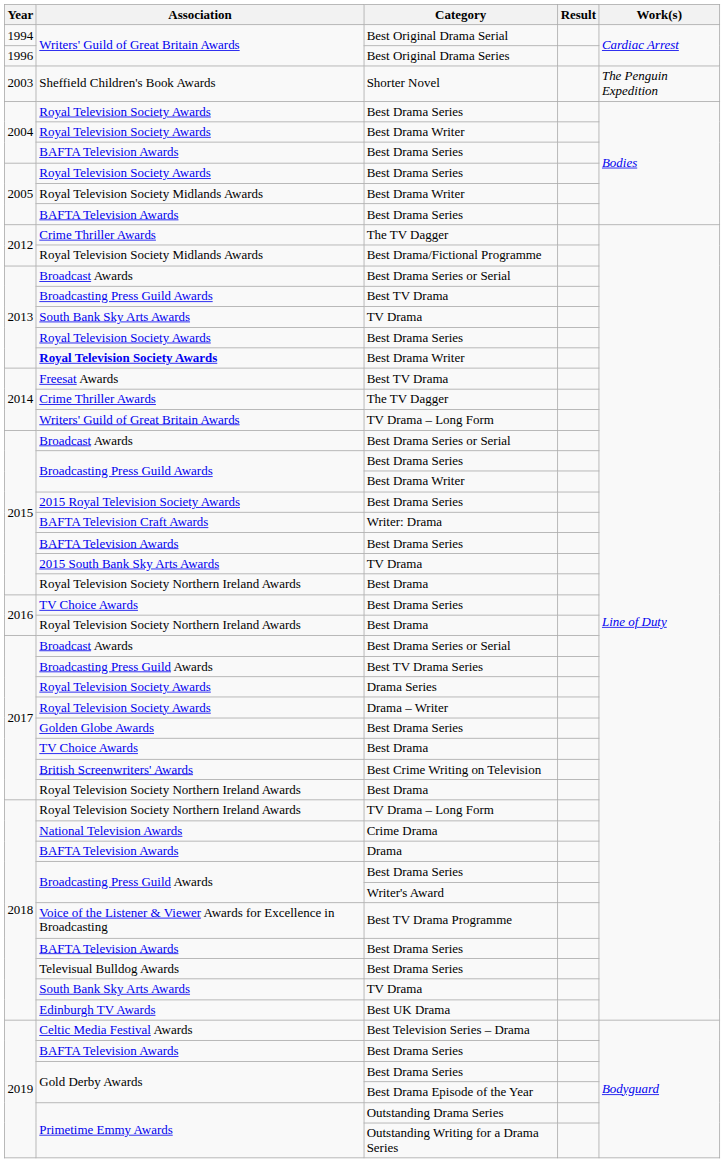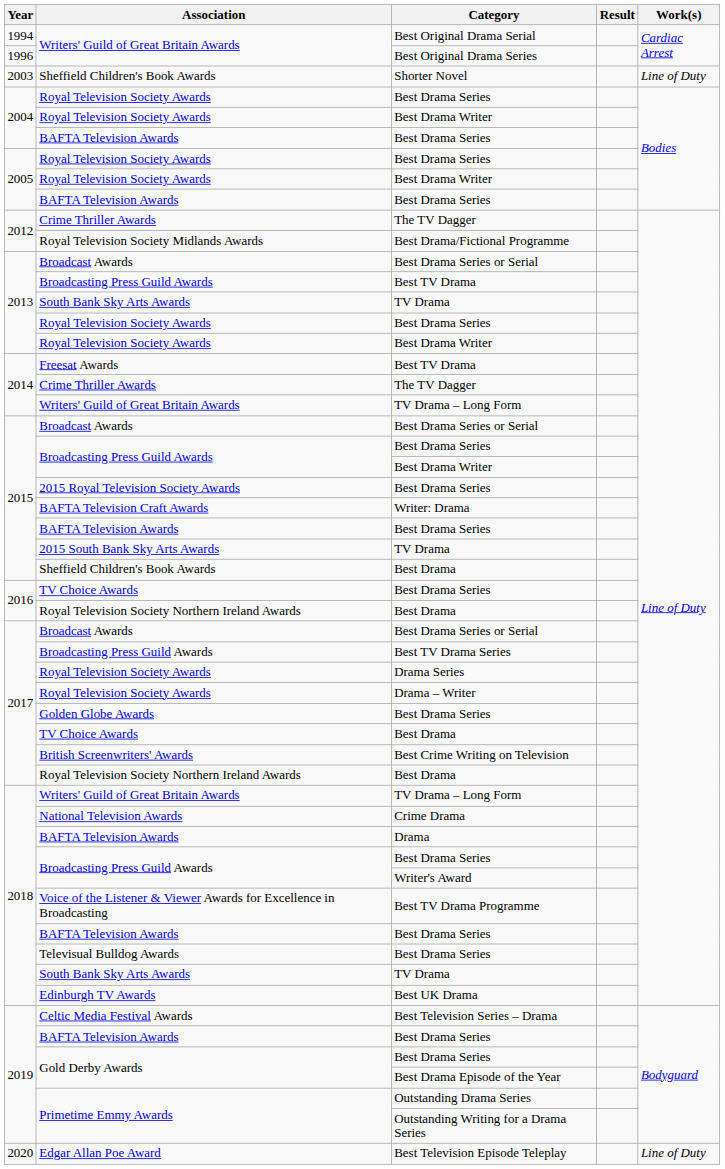(635, 83) The Penguin Expedition -> (673, 76) Line of Duty
(151, 193) Royal Television Society Midlands Awards -> (125, 179) Royal Television Society Awards
(128, 358) bold -> (125, 343) normal
(170, 584) Royal Television Society Northern Ireland Awards -> (127, 569) Sheffield Children's Book Awards
(170, 810) Royal Television Society Northern Ireland Awards -> (139, 795) Writers' Guild of Great Britain Awards
+ row: (20, 1153)
